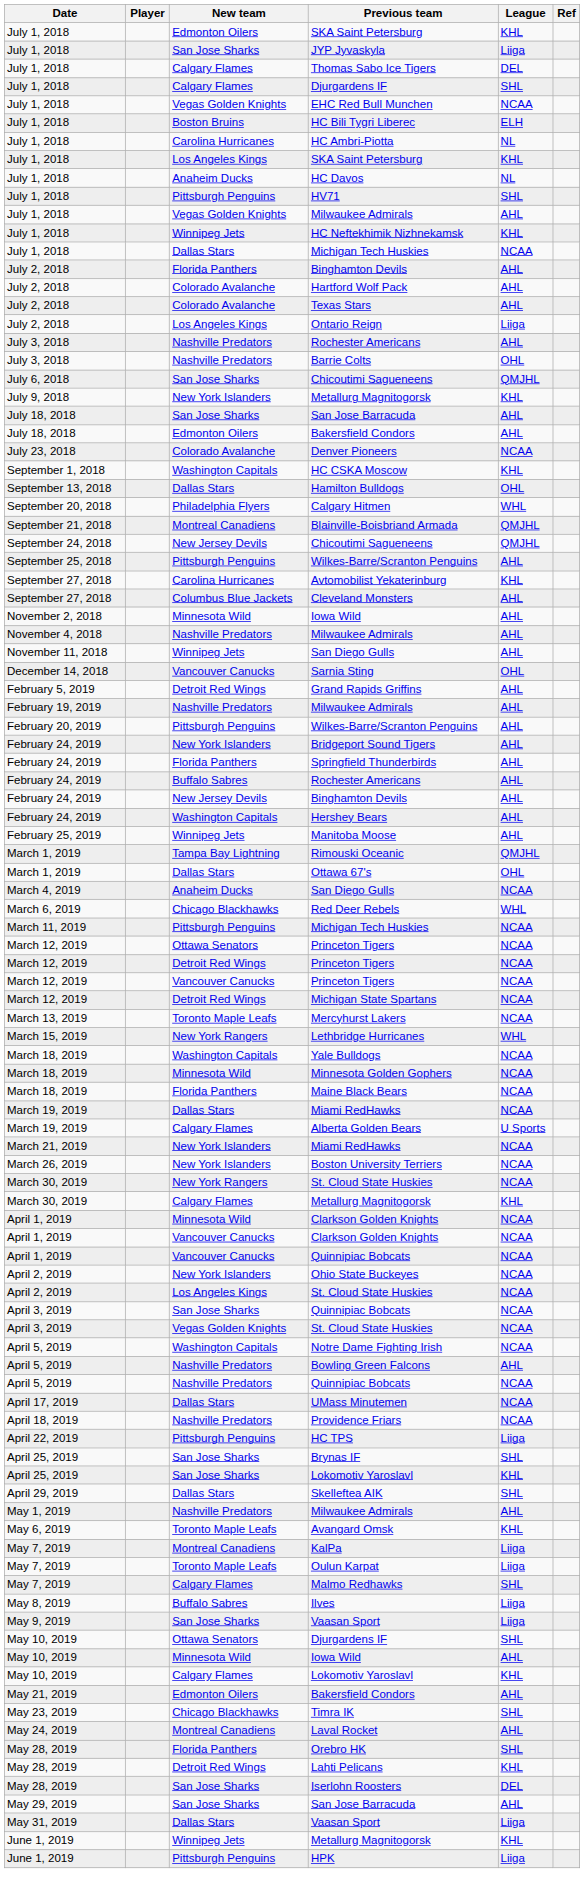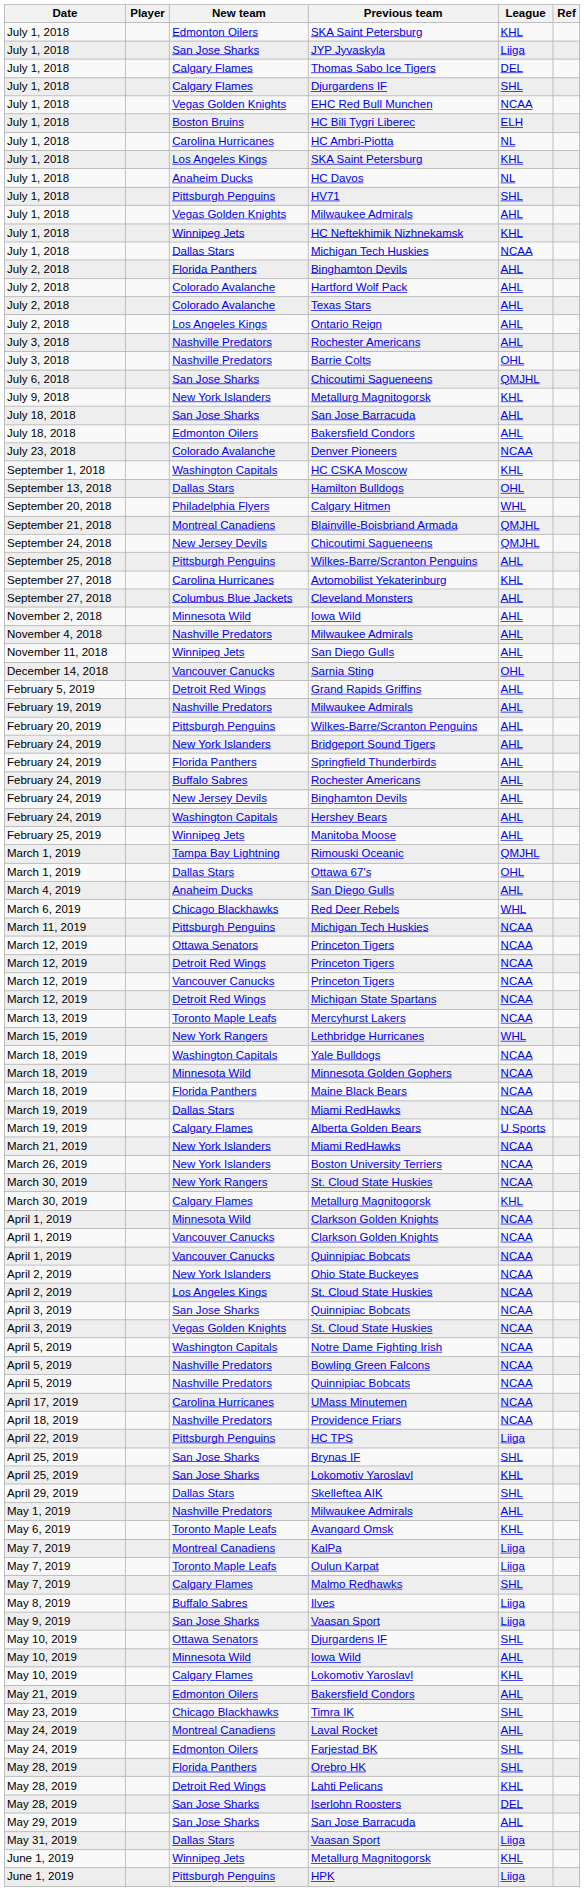(513, 324) Liiga -> (512, 324) AHL
(517, 890) NCAA -> (512, 890) AHL
(512, 1365) AHL -> (517, 1365) NCAA
(203, 1402) Dallas Stars -> (223, 1402) Carolina Hurricanes
+ row: (42, 1749)
